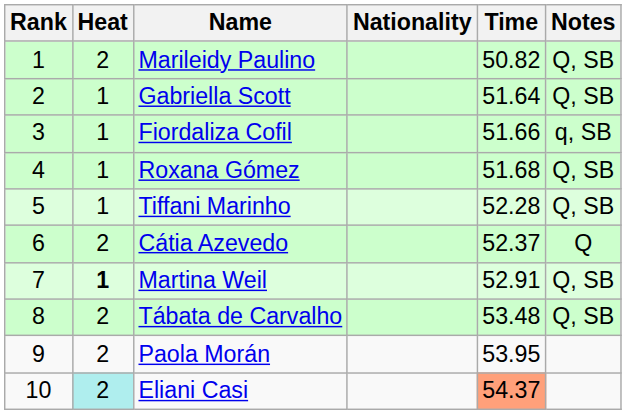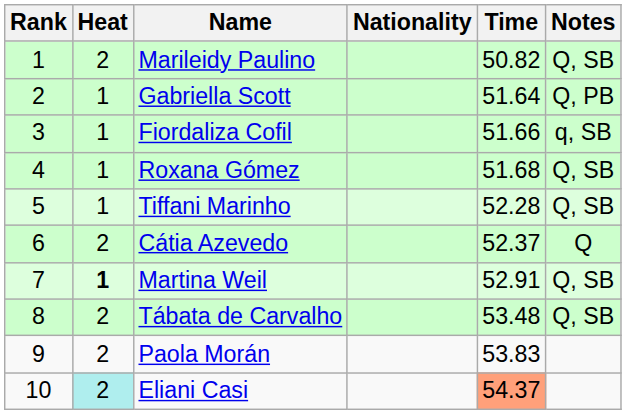(583, 96) Q, SB -> (583, 96) Q, PB
(511, 354) 53.95 -> (511, 354) 53.83
